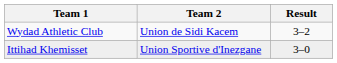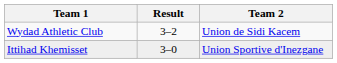columns swapped: (204, 13) <-> (301, 13)
